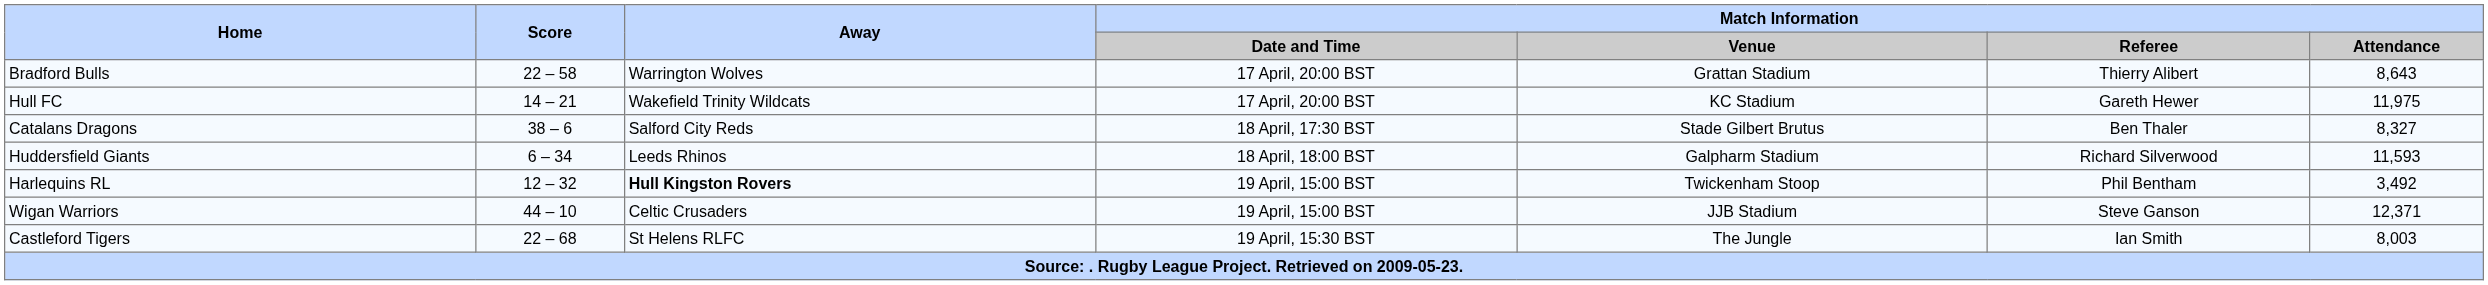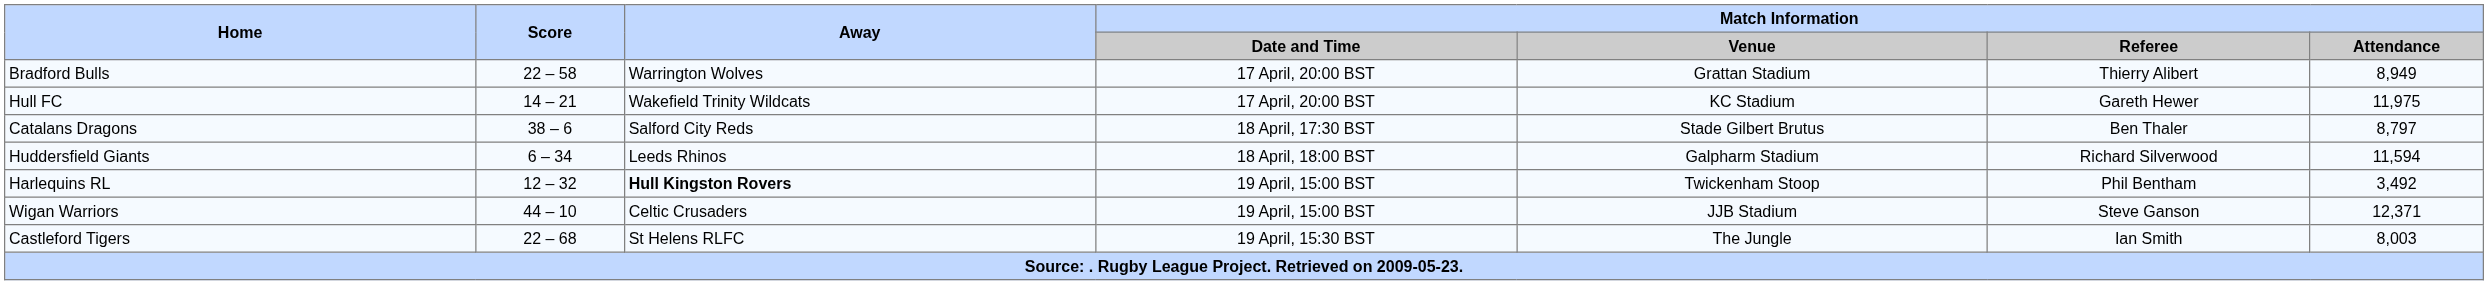(2397, 73) 8,643 -> (2397, 73) 8,949
(2397, 128) 8,327 -> (2397, 128) 8,797
(2397, 156) 11,593 -> (2397, 156) 11,594
